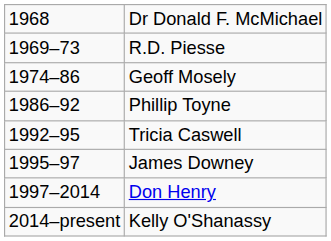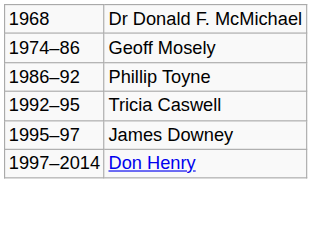- row: (177, 47)
- row: (200, 221)
